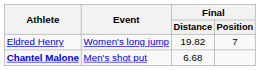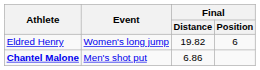(235, 43) 7 -> (235, 43) 6
(193, 58) 6.68 -> (193, 58) 6.86
